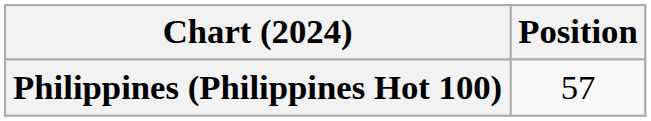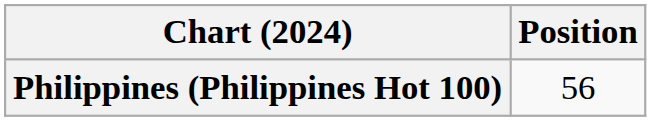(578, 87) 57 -> (578, 87) 56
